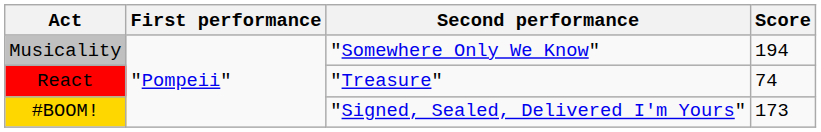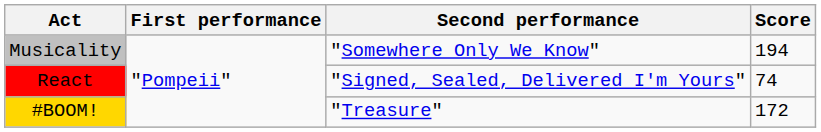(387, 81) "Treasure" -> (538, 81) "Signed, Sealed, Delivered I'm Yours"
(538, 112) "Signed, Sealed, Delivered I'm Yours" -> (387, 112) "Treasure"
(772, 112) 173 -> (772, 112) 172
